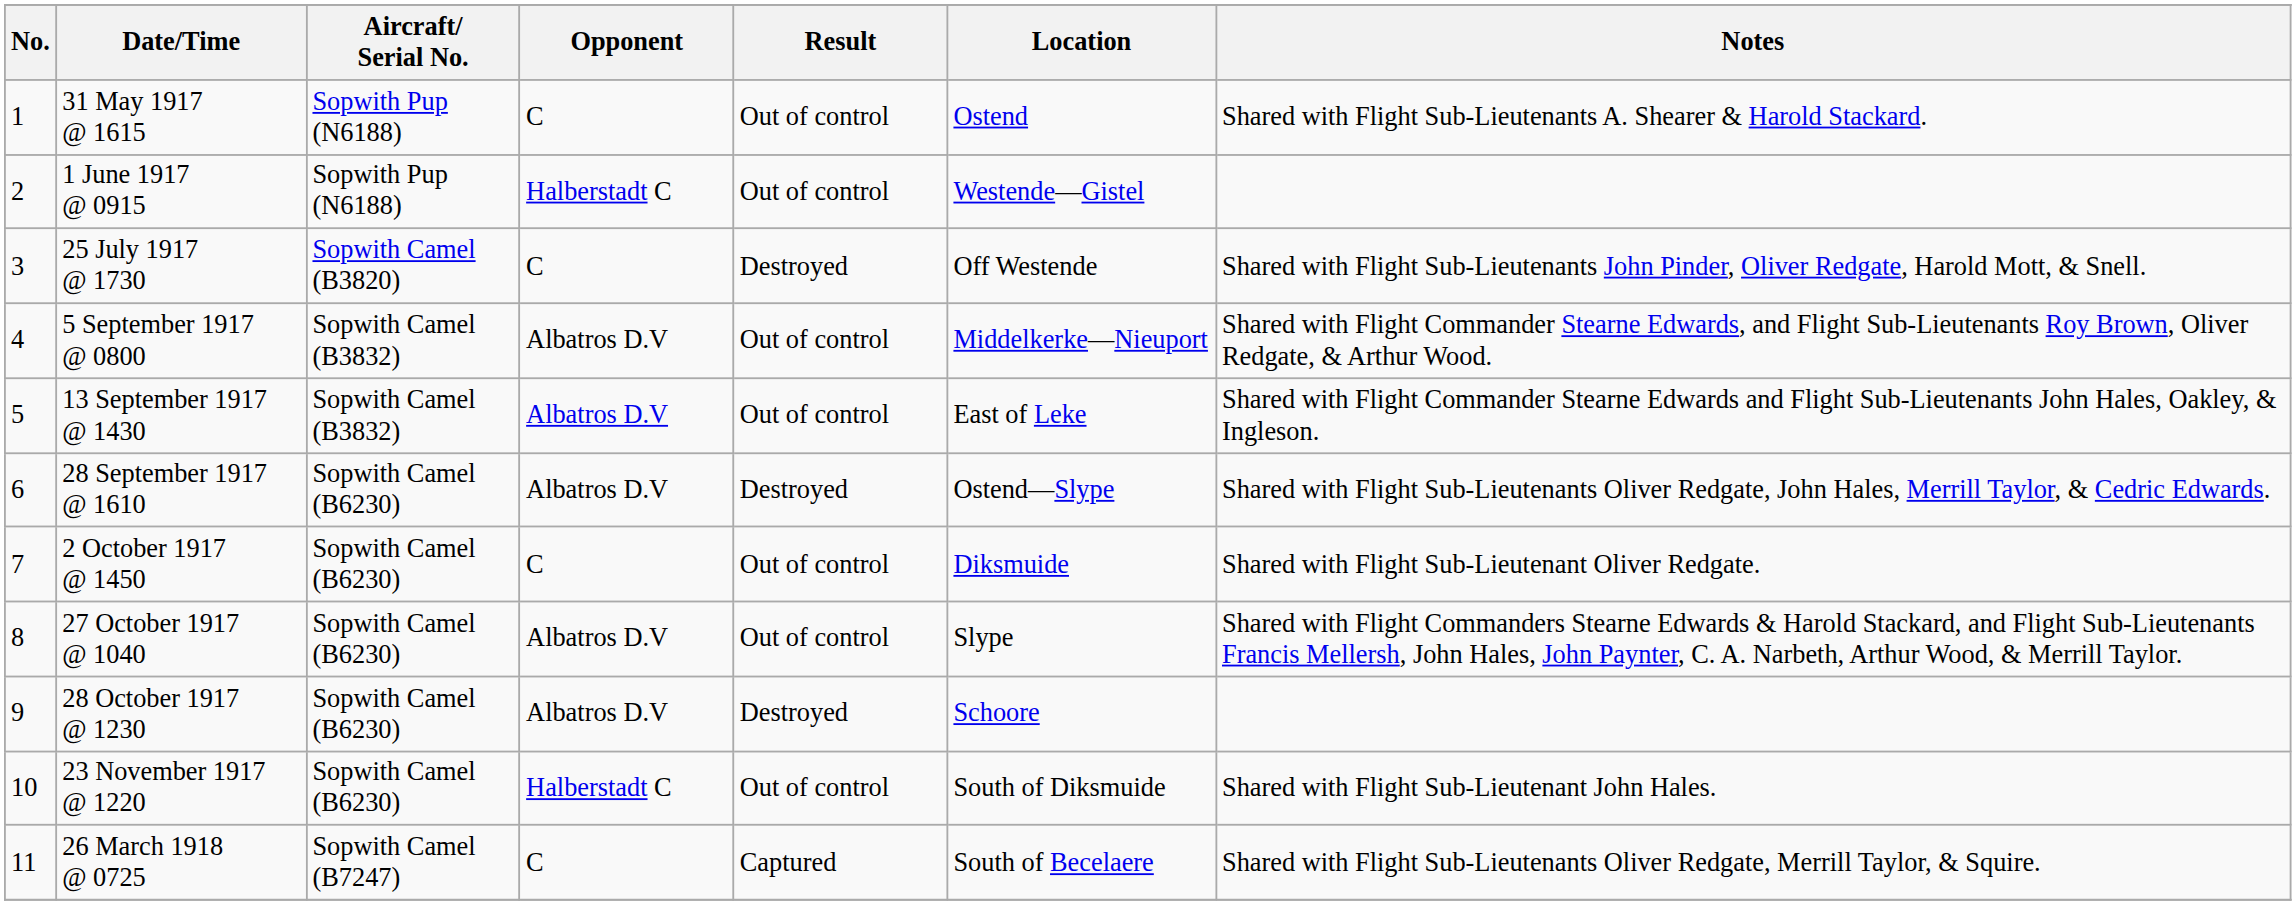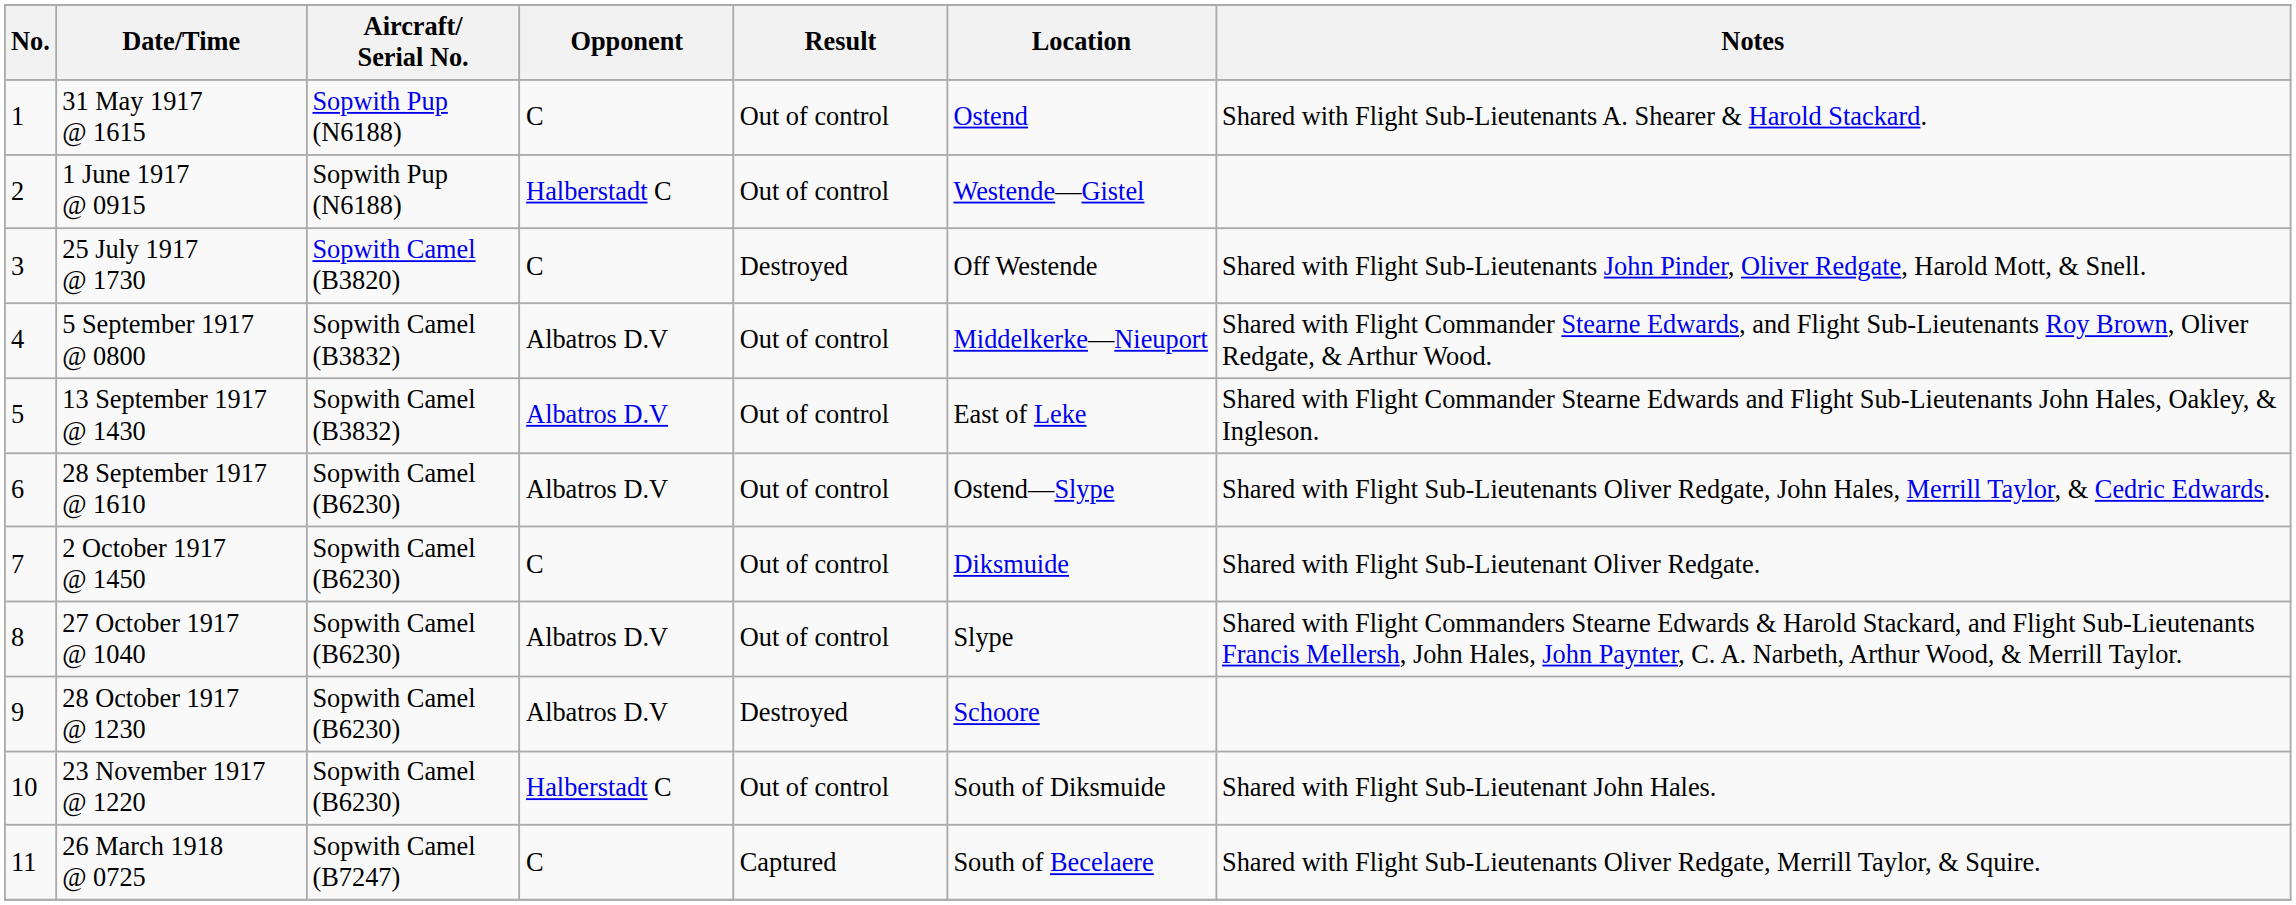(794, 489) Destroyed -> (814, 489) Out of control
